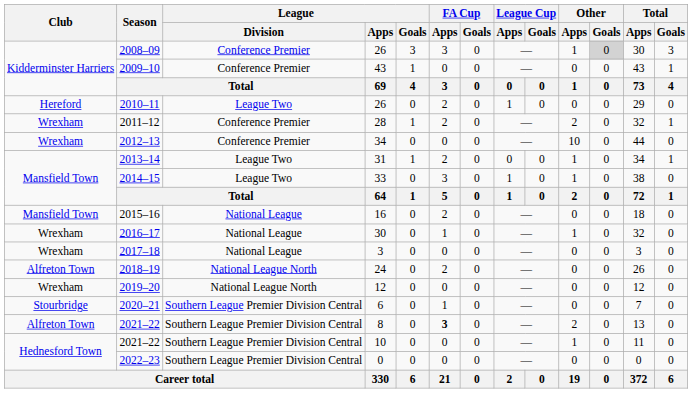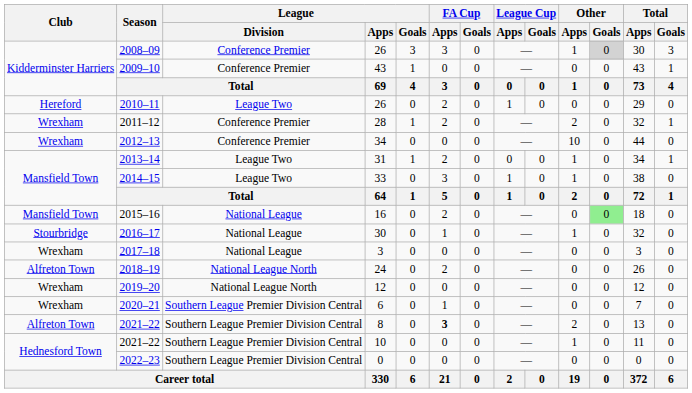(606, 214) no background -> (606, 214) lightgreen background
(61, 232) Wrexham -> (61, 232) Stourbridge
(61, 305) Stourbridge -> (61, 305) Wrexham
